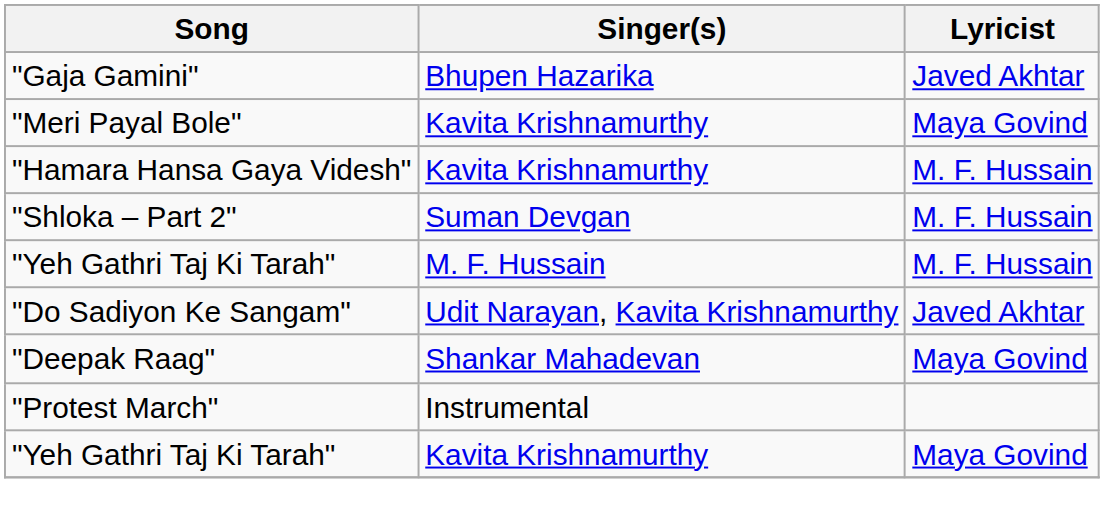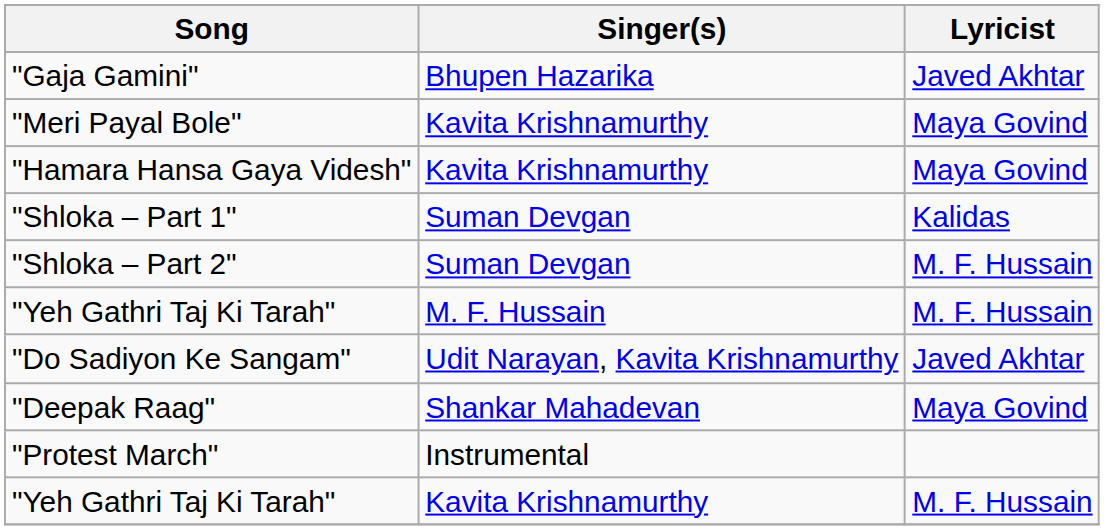(1002, 170) M. F. Hussain -> (1000, 170) Maya Govind
+ row: (124, 217)
(1000, 453) Maya Govind -> (1002, 500) M. F. Hussain
